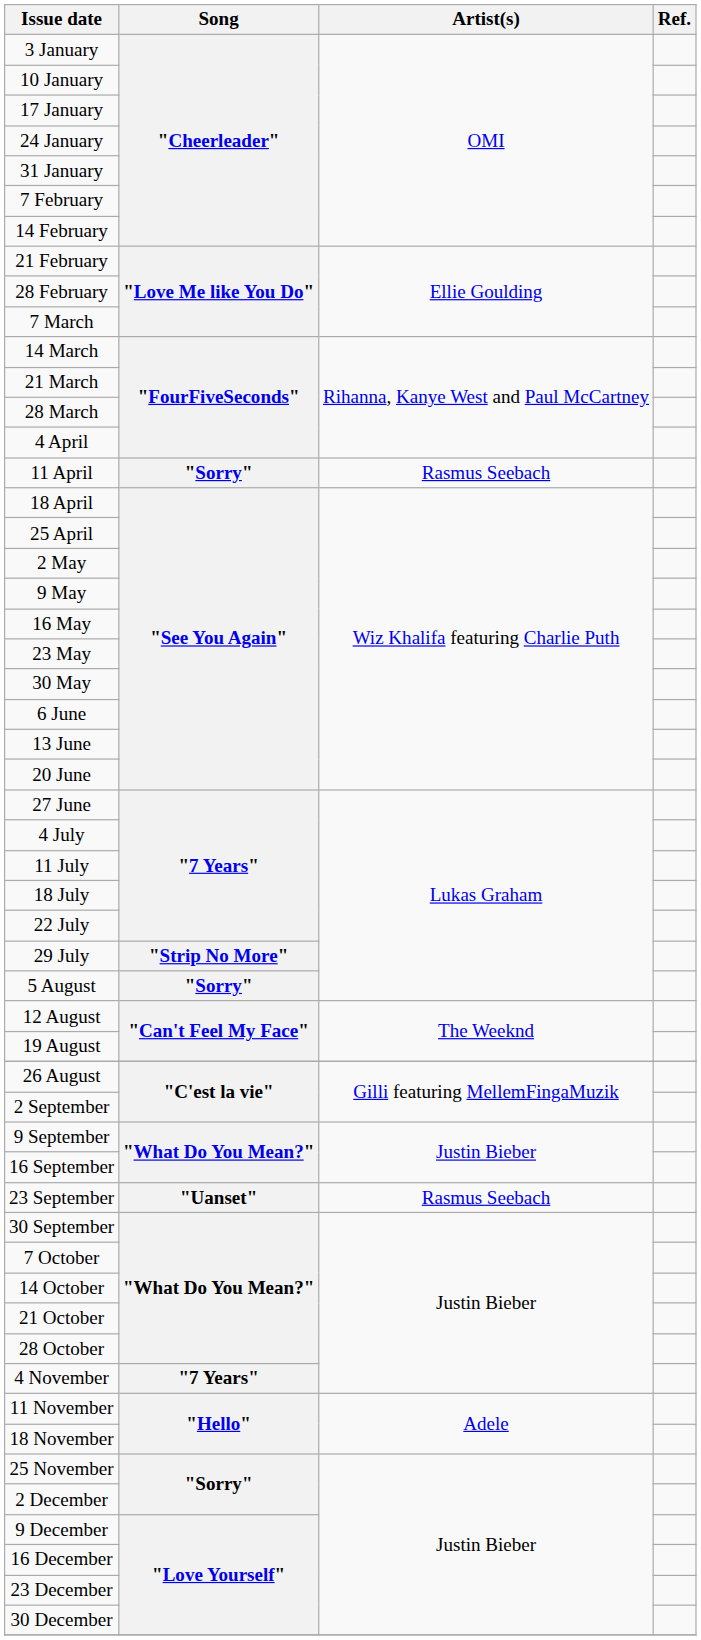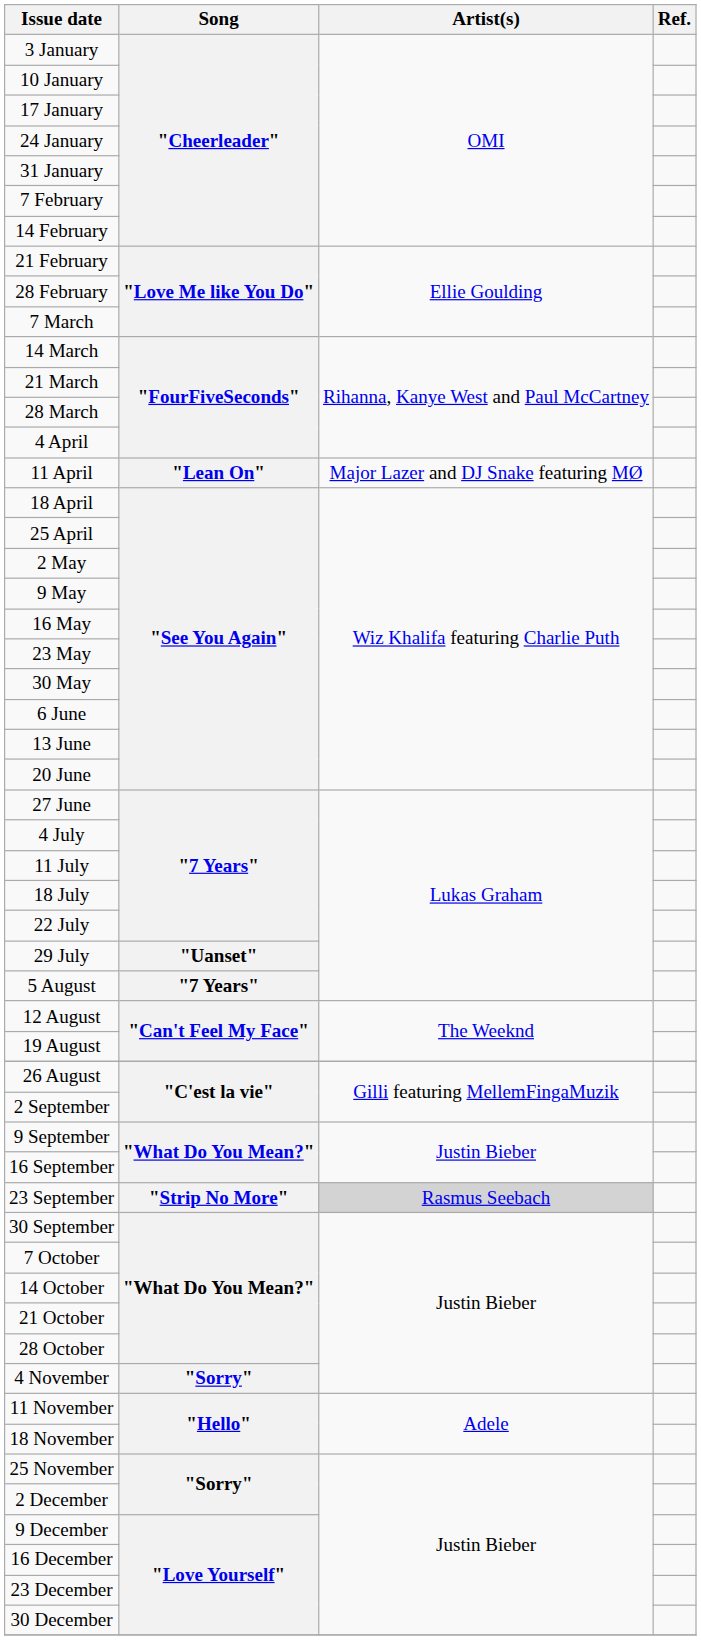(219, 472) "Sorry" -> (219, 472) "Lean On"
(486, 472) Rasmus Seebach -> (486, 472) Major Lazer and DJ Snake featuring MØ
(219, 955) "Strip No More" -> (219, 955) "Uanset"
(219, 985) "Sorry" -> (219, 985) "7 Years"
(219, 1197) "Uanset" -> (219, 1197) "Strip No More"
(486, 1197) no background -> (486, 1197) lightgrey background
(219, 1378) "7 Years" -> (219, 1378) "Sorry"
